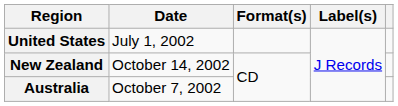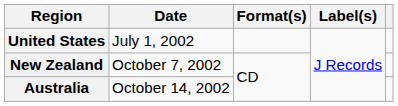(171, 64) October 14, 2002 -> (167, 64) October 7, 2002
(167, 88) October 7, 2002 -> (171, 88) October 14, 2002
